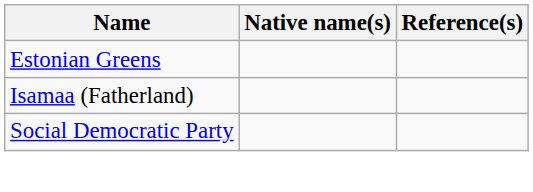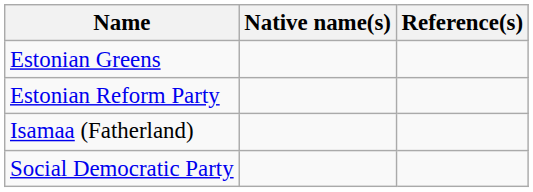+ row: (115, 95)
